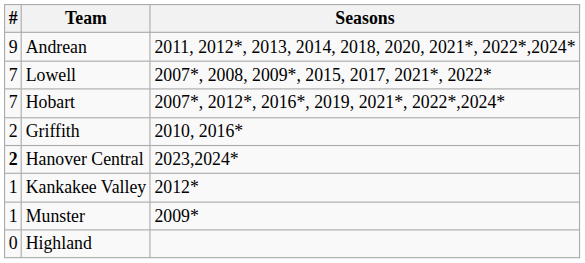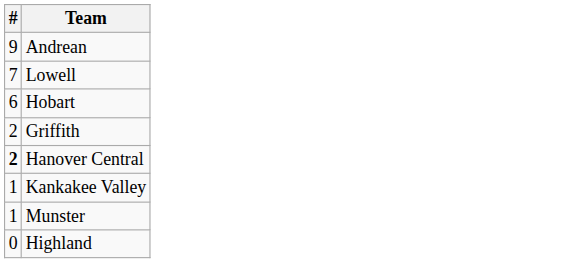- column: (365, 18)
(13, 103) 7 -> (13, 103) 6
